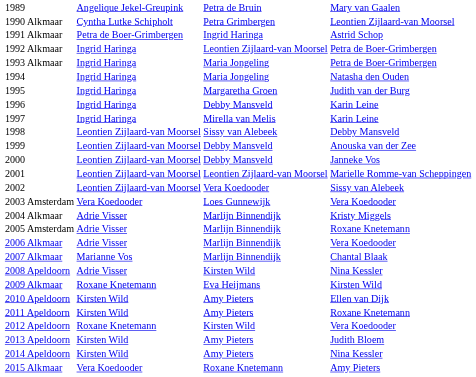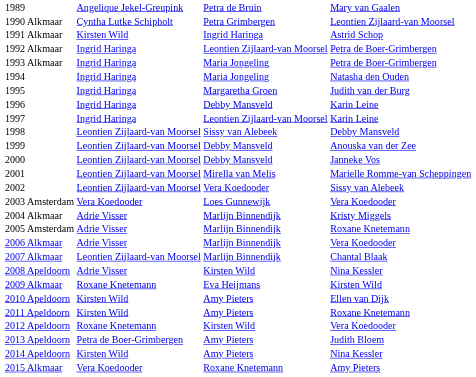(130, 35) Petra de Boer-Grimbergen -> (102, 35) Kirsten Wild
(239, 118) Mirella van Melis -> (265, 118) Leontien Zijlaard-van Moorsel
(265, 174) Leontien Zijlaard-van Moorsel -> (239, 174) Mirella van Melis
(105, 257) Marianne Vos -> (139, 257) Leontien Zijlaard-van Moorsel
(102, 340) Kirsten Wild -> (130, 340) Petra de Boer-Grimbergen
